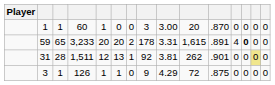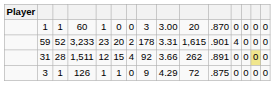(60, 42) 65 -> (60, 42) 52
(104, 42) 20 -> (104, 42) 23
(220, 42) .891 -> (220, 42) .901
(246, 42) bold -> (246, 42) normal
(119, 57) 13 -> (119, 57) 15
(131, 57) 1 -> (131, 57) 4
(168, 57) 3.81 -> (168, 57) 3.66
(220, 57) .901 -> (220, 57) .891
